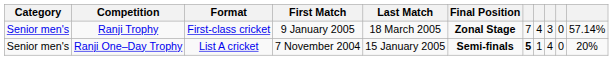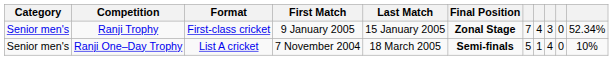(405, 30) 18 March 2005 -> (405, 30) 15 January 2005
(587, 30) 57.14% -> (587, 30) 52.34%
(405, 47) 15 January 2005 -> (405, 47) 18 March 2005
(528, 47) bold -> (528, 47) normal
(587, 47) 20% -> (587, 47) 10%
